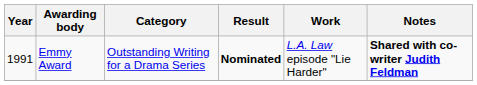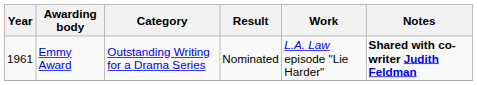(20, 59) 1991 -> (20, 59) 1961
(251, 59) bold -> (251, 59) normal
